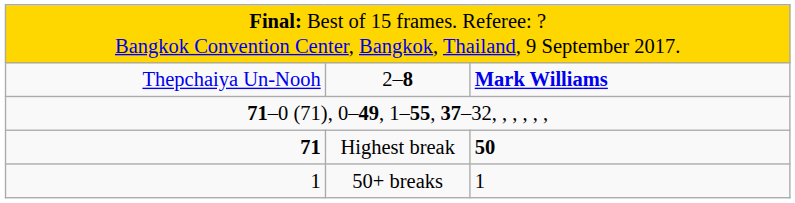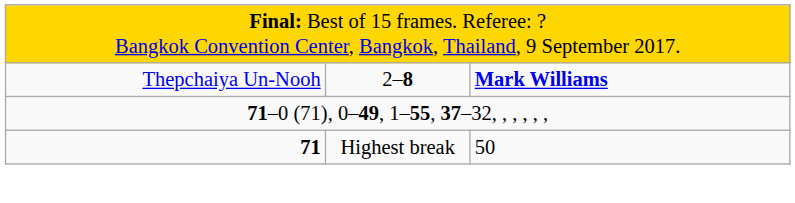(485, 147) bold -> (485, 147) normal
- row: (398, 181)
